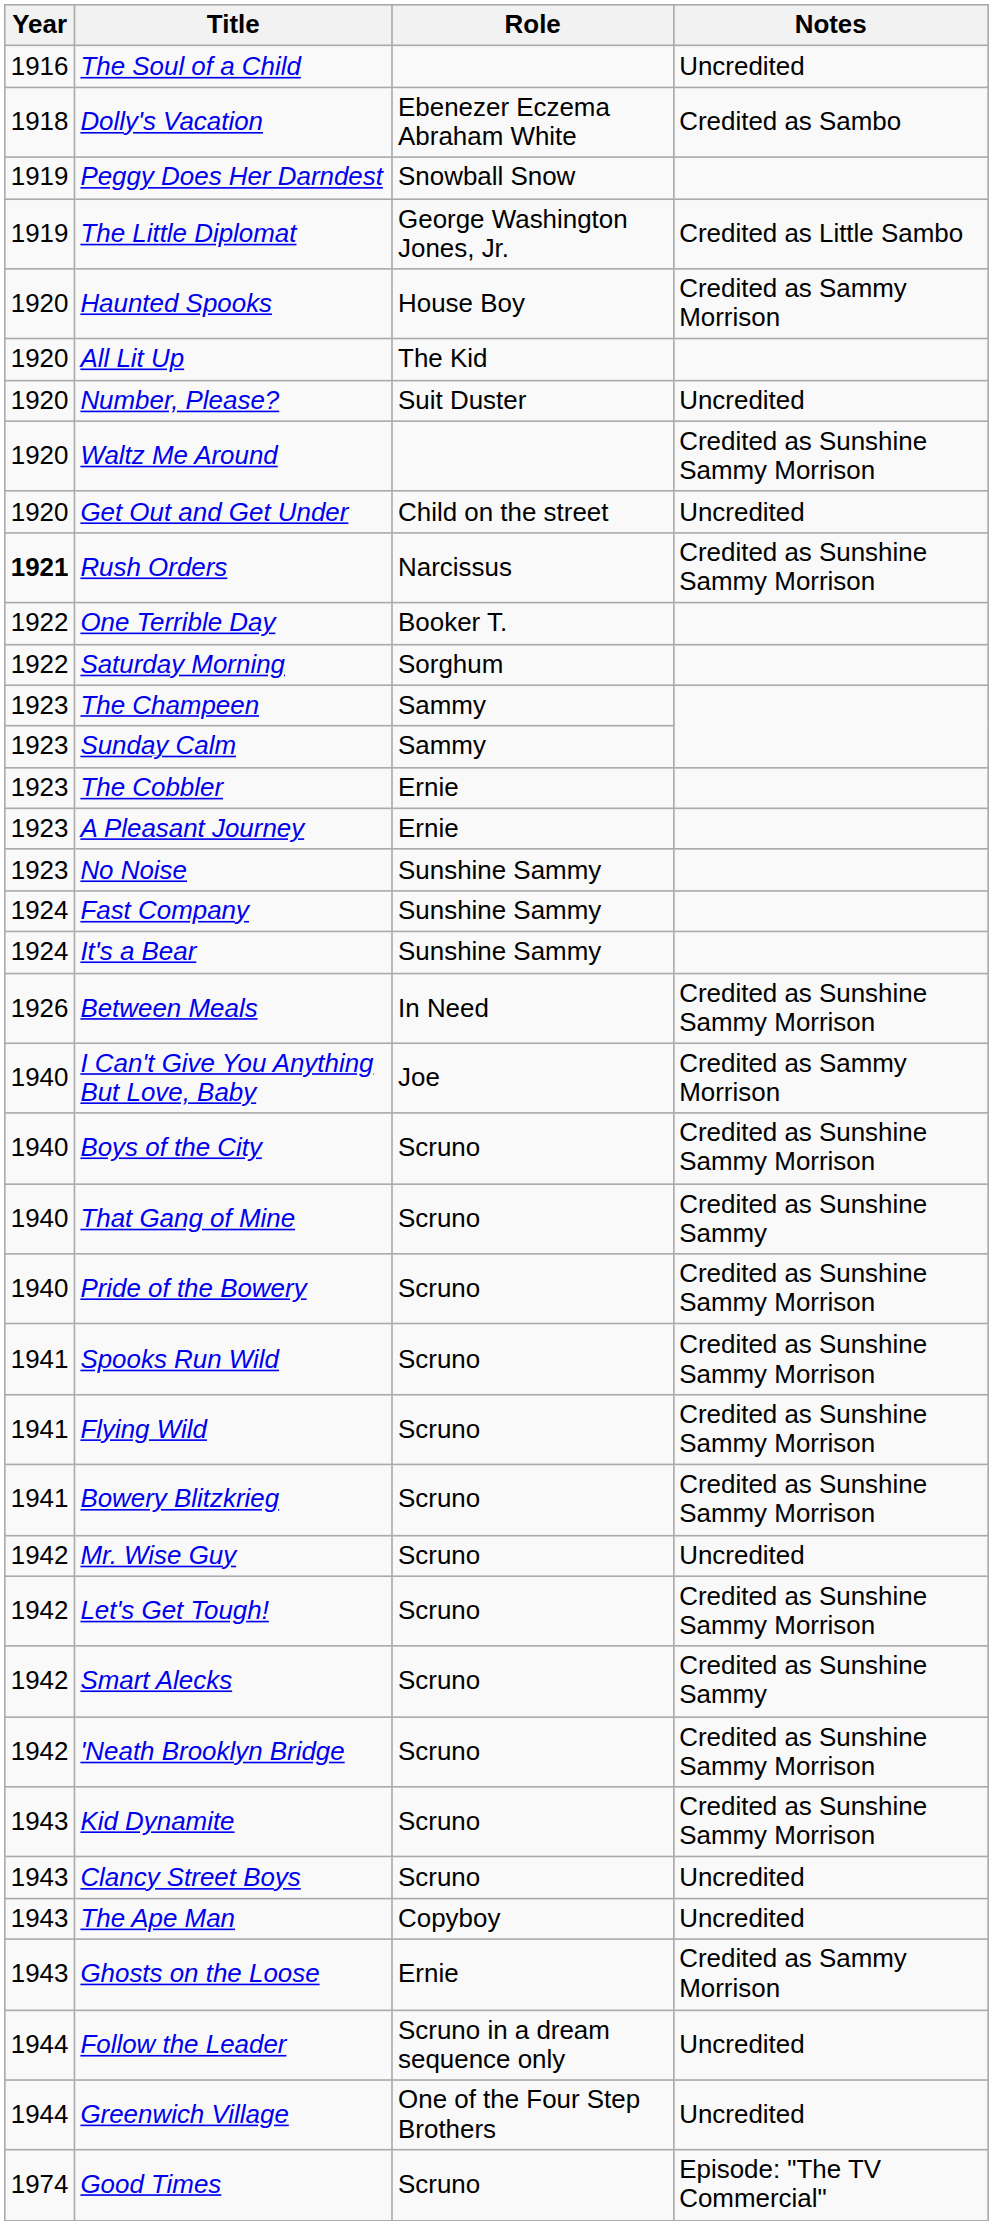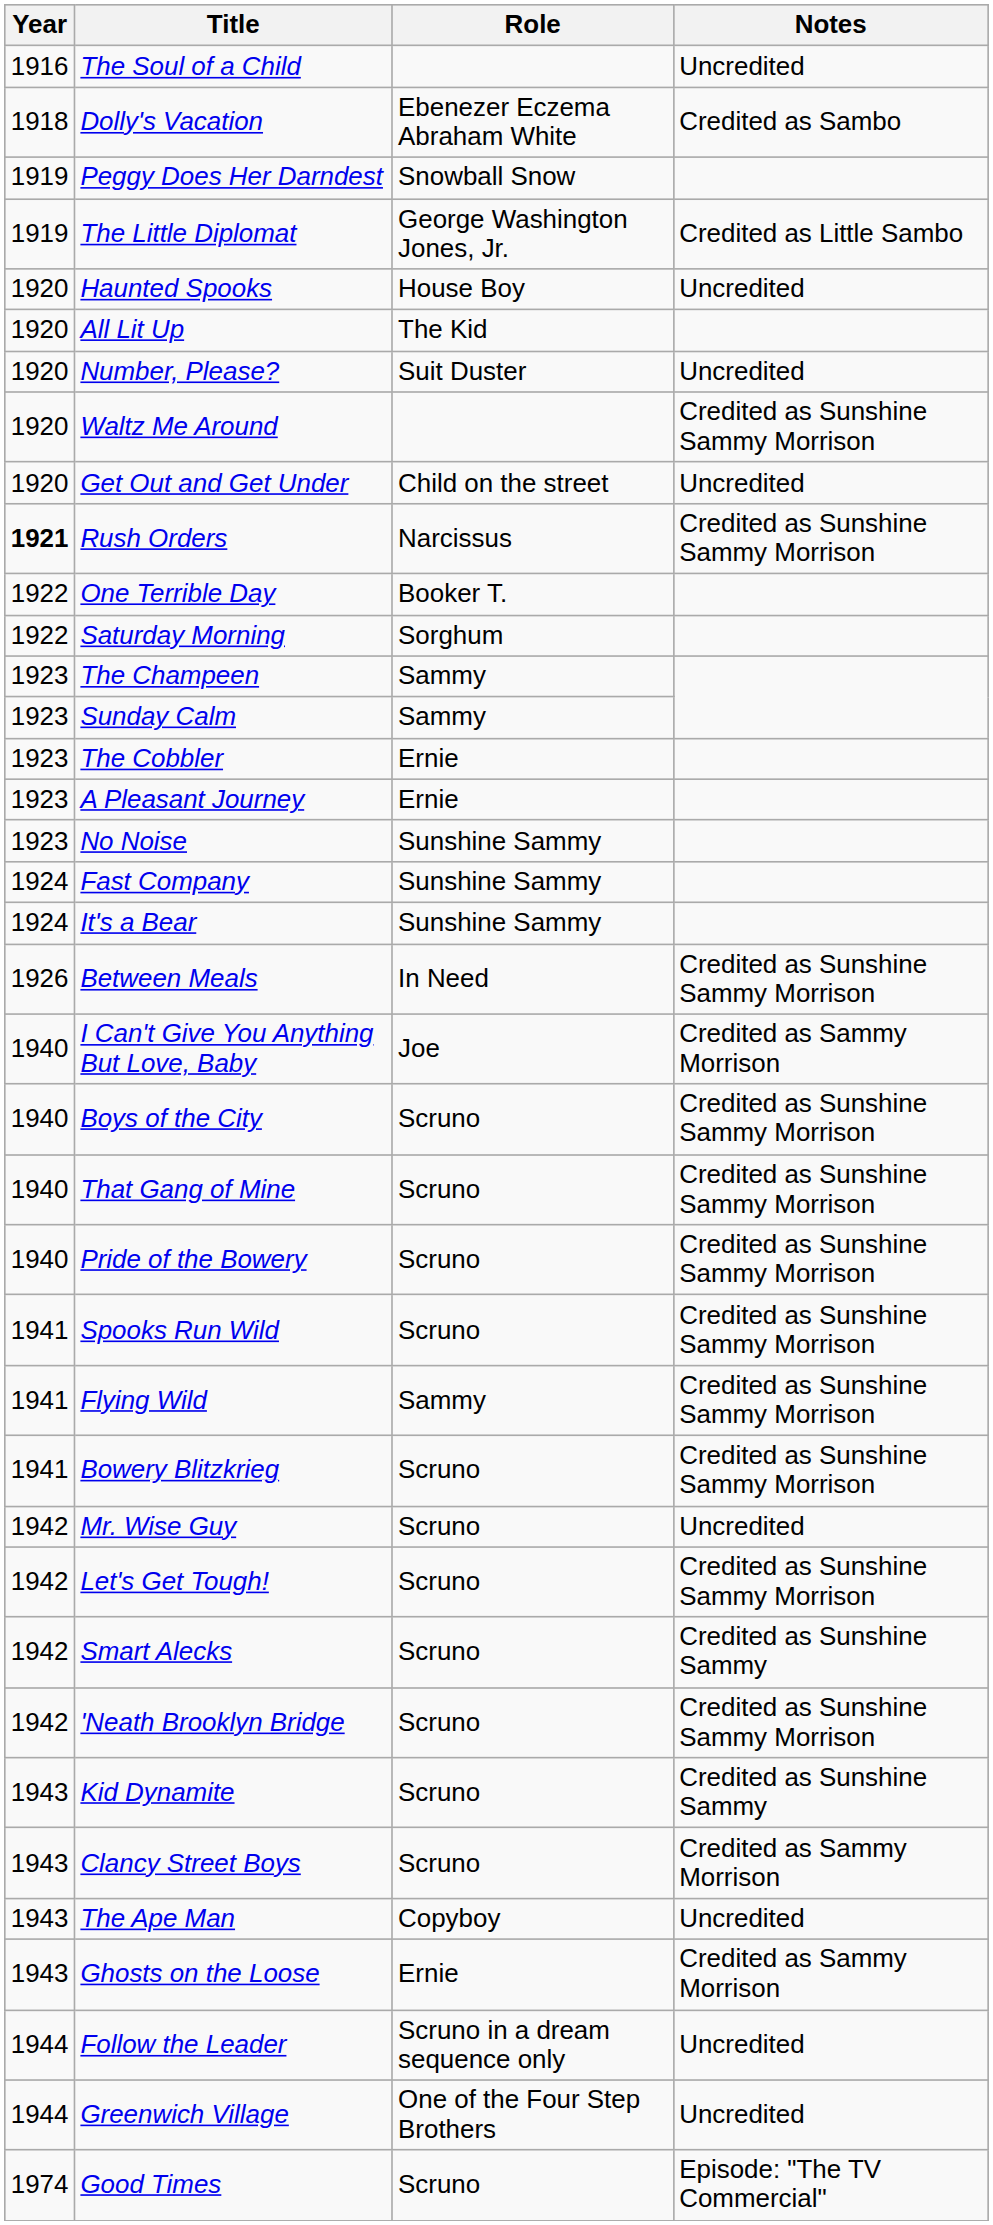(793, 303) Credited as Sammy Morrison -> (742, 288) Uncredited
(803, 1218) Credited as Sunshine Sammy -> (803, 1189) Credited as Sunshine Sammy Morrison
(439, 1429) Scruno -> (442, 1400) Sammy
(803, 1821) Credited as Sunshine Sammy Morrison -> (803, 1792) Credited as Sunshine Sammy
(742, 1877) Uncredited -> (793, 1862) Credited as Sammy Morrison
